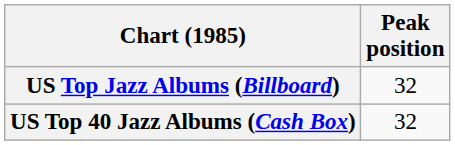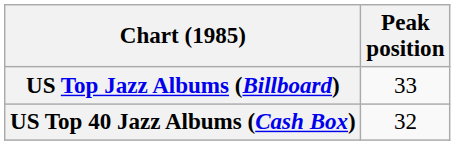(405, 85) 32 -> (405, 85) 33
